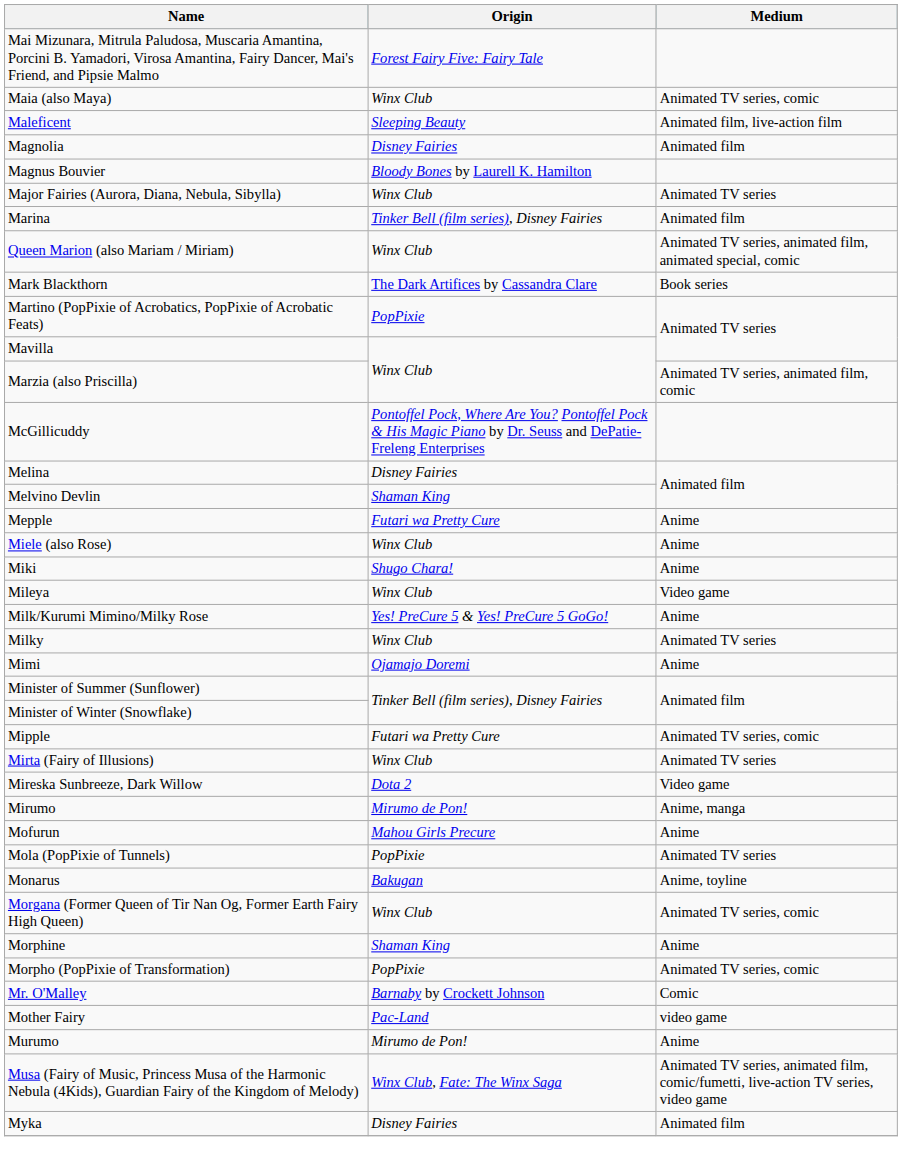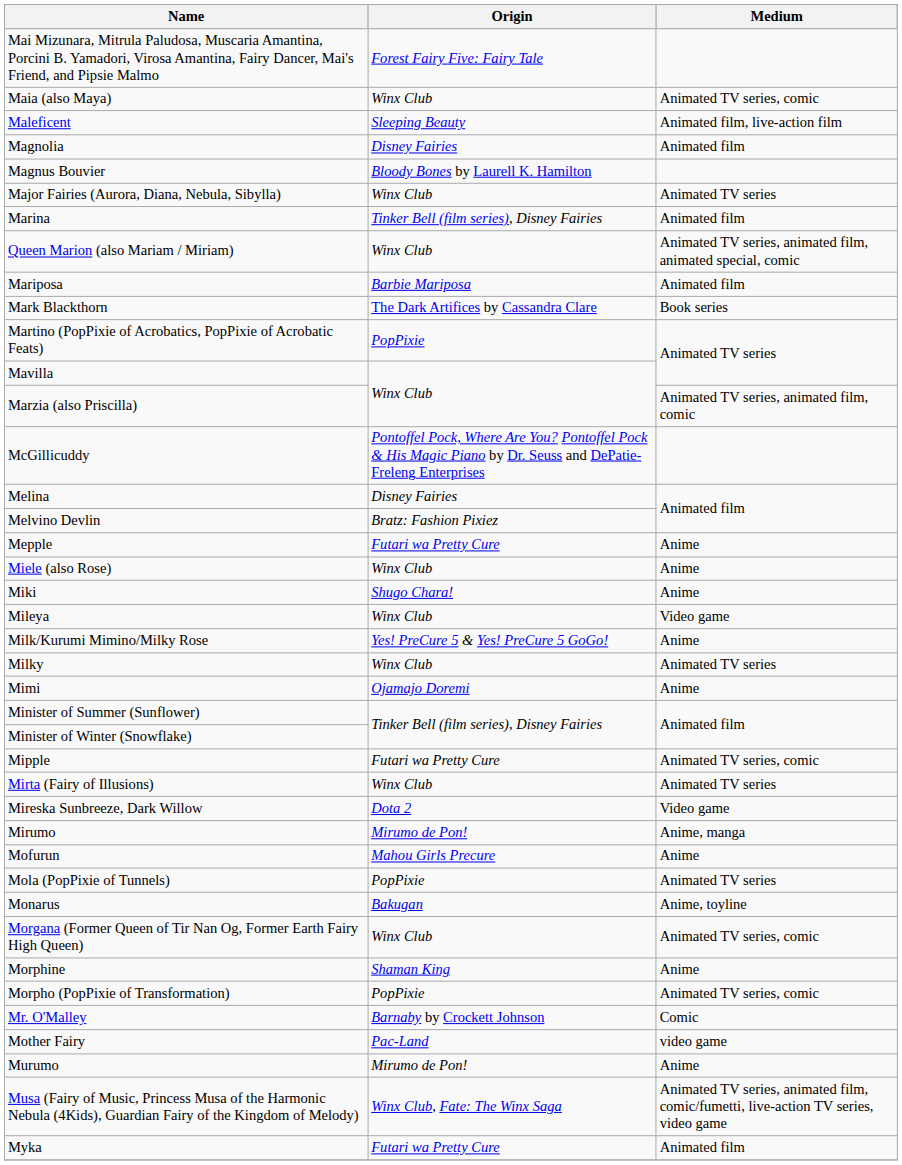+ row: (35, 284)
(411, 496) Shaman King -> (435, 520) Bratz: Fashion Pixiez
(414, 1124) Disney Fairies -> (435, 1148) Futari wa Pretty Cure
